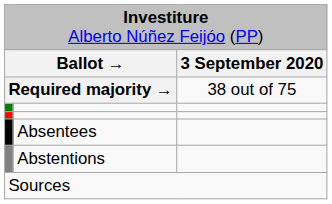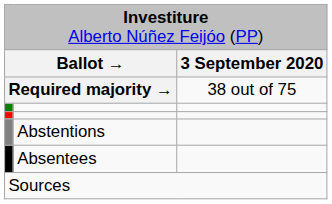rows swapped: (9, 159) <-> (9, 132)
